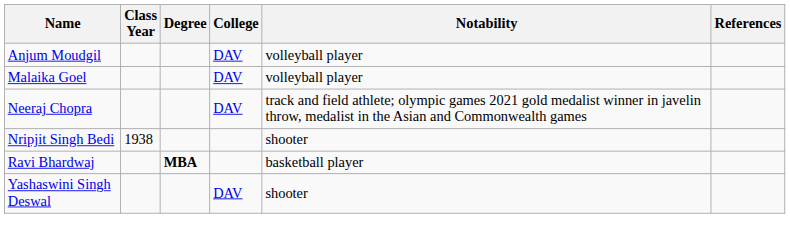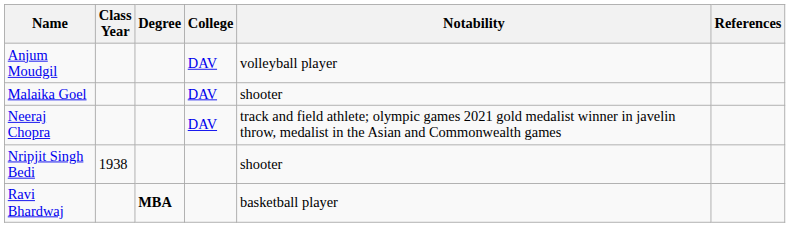(314, 77) volleyball player -> (261, 93) shooter
- row: (59, 193)
